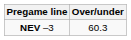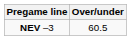(98, 27) 60.3 -> (98, 27) 60.5
